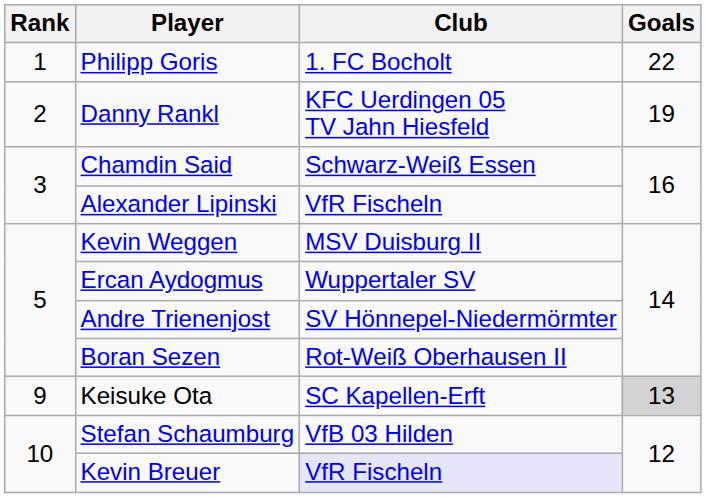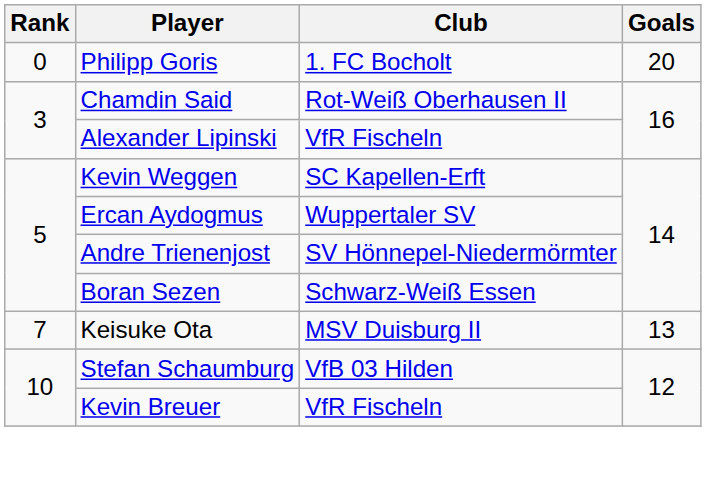(40, 61) 1 -> (40, 61) 0
(661, 61) 22 -> (661, 61) 20
- row: (150, 113)
(420, 165) Schwarz-Weiß Essen -> (436, 100) Rot-Weiß Oberhausen II
(393, 242) MSV Duisburg II -> (395, 176) SC Kapellen-Erft
(436, 357) Rot-Weiß Oberhausen II -> (420, 291) Schwarz-Weiß Essen
(40, 395) 9 -> (40, 330) 7
(395, 395) SC Kapellen-Erft -> (393, 330) MSV Duisburg II
(661, 395) lightgrey background -> (661, 330) no background
(374, 472) lavender background -> (374, 406) no background
